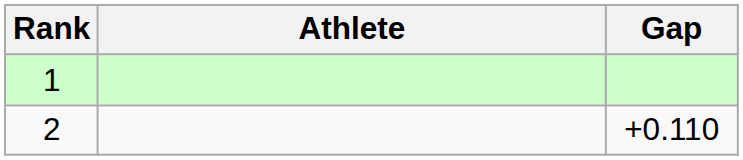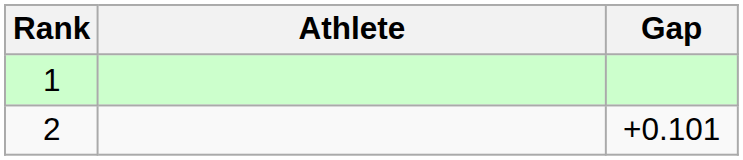(672, 129) +0.110 -> (672, 129) +0.101
